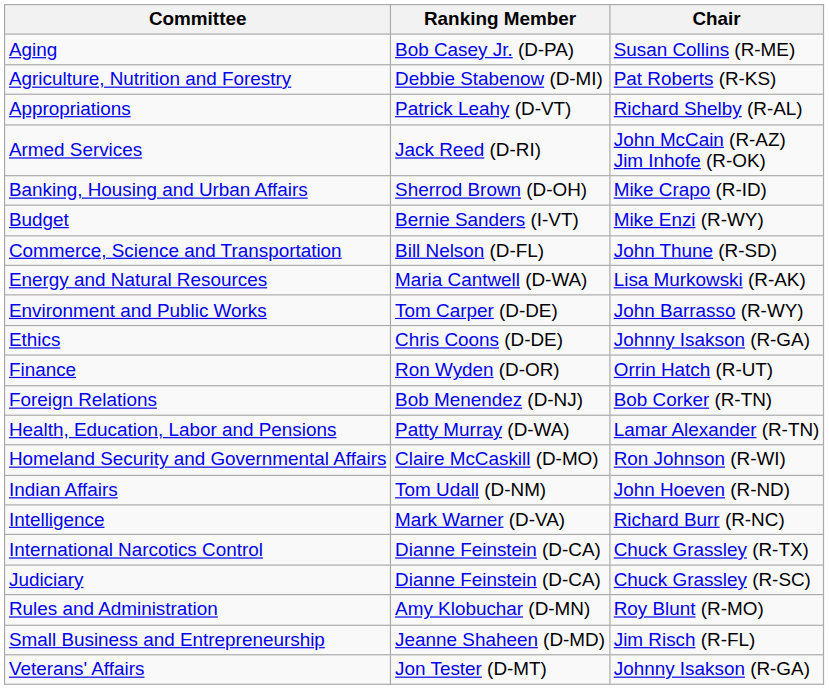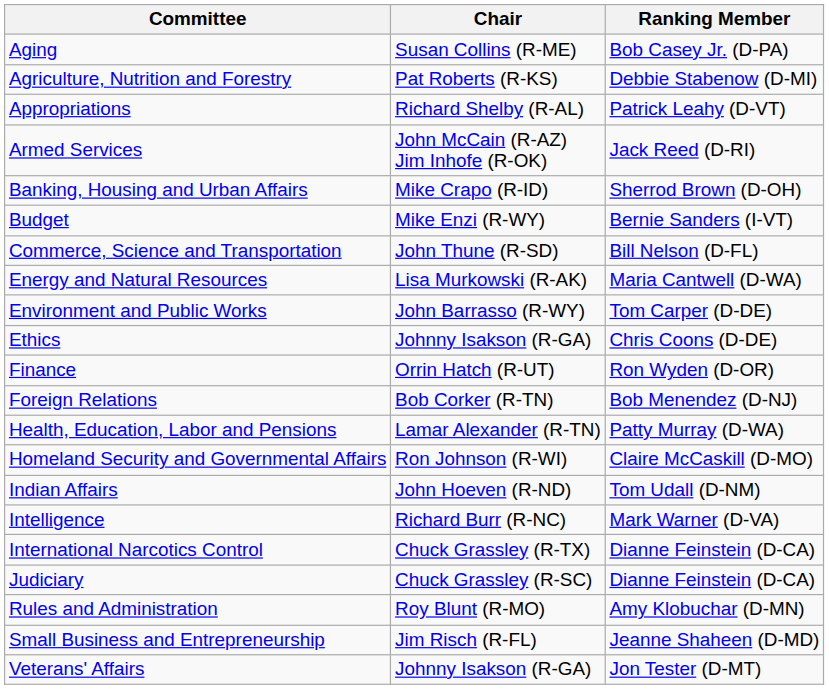columns swapped: (717, 19) <-> (500, 19)
